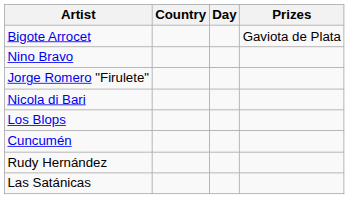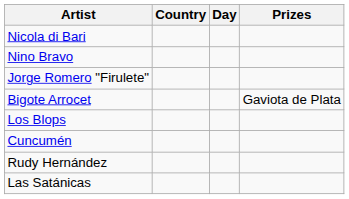rows swapped: (47, 99) <-> (49, 36)
